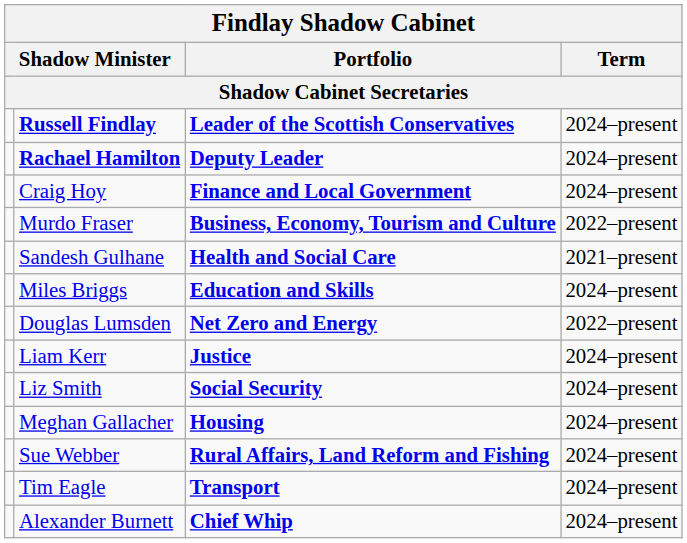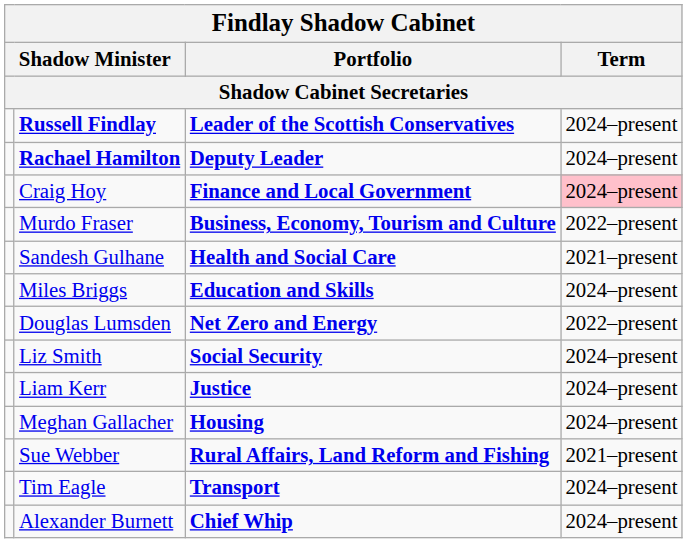(621, 191) no background -> (621, 191) pink background
rows swapped: (63, 356) <-> (60, 389)
(621, 455) 2024–present -> (621, 455) 2021–present
